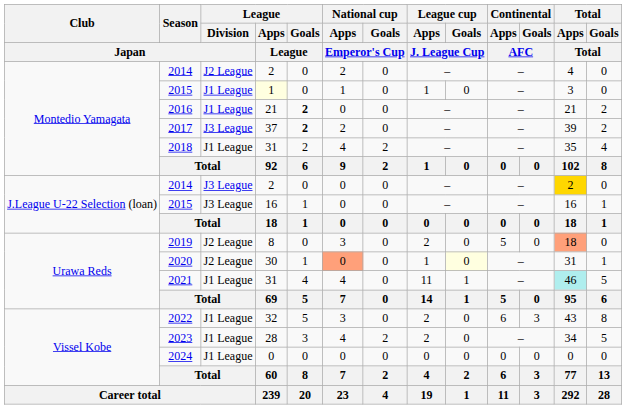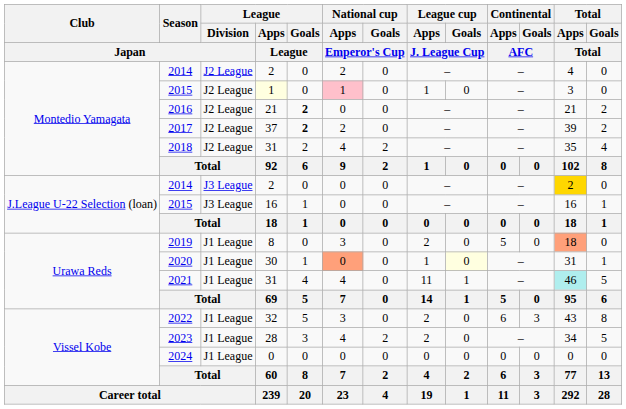(228, 90) J1 League -> (228, 90) J2 League
(343, 90) no background -> (343, 90) pink background
(228, 109) J1 League -> (228, 109) J2 League
(228, 128) J3 League -> (228, 128) J2 League
(228, 147) J1 League -> (228, 147) J2 League
(228, 242) J2 League -> (228, 242) J1 League
(228, 261) J2 League -> (228, 261) J1 League
